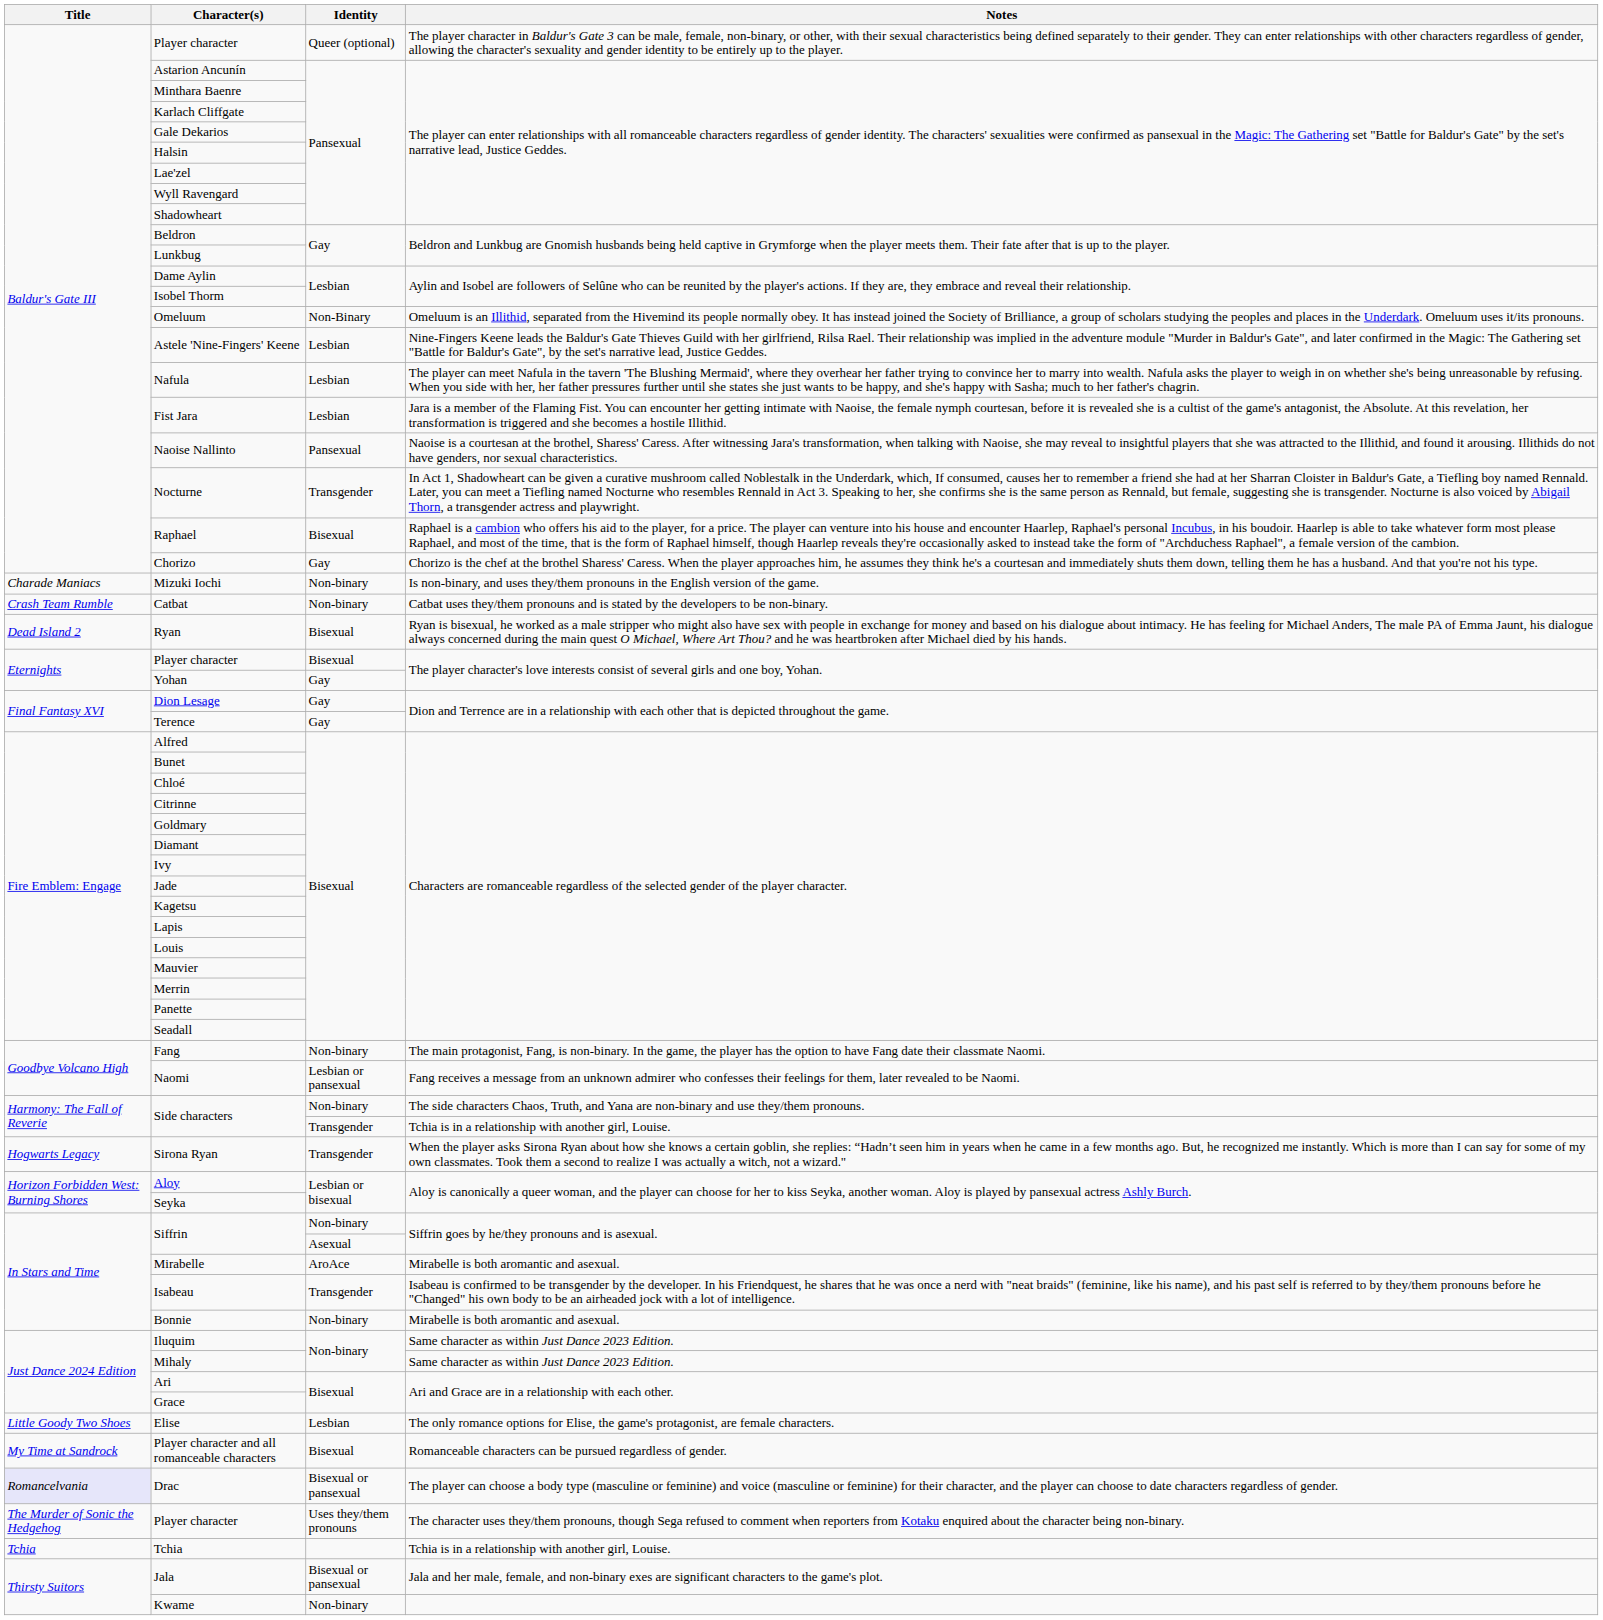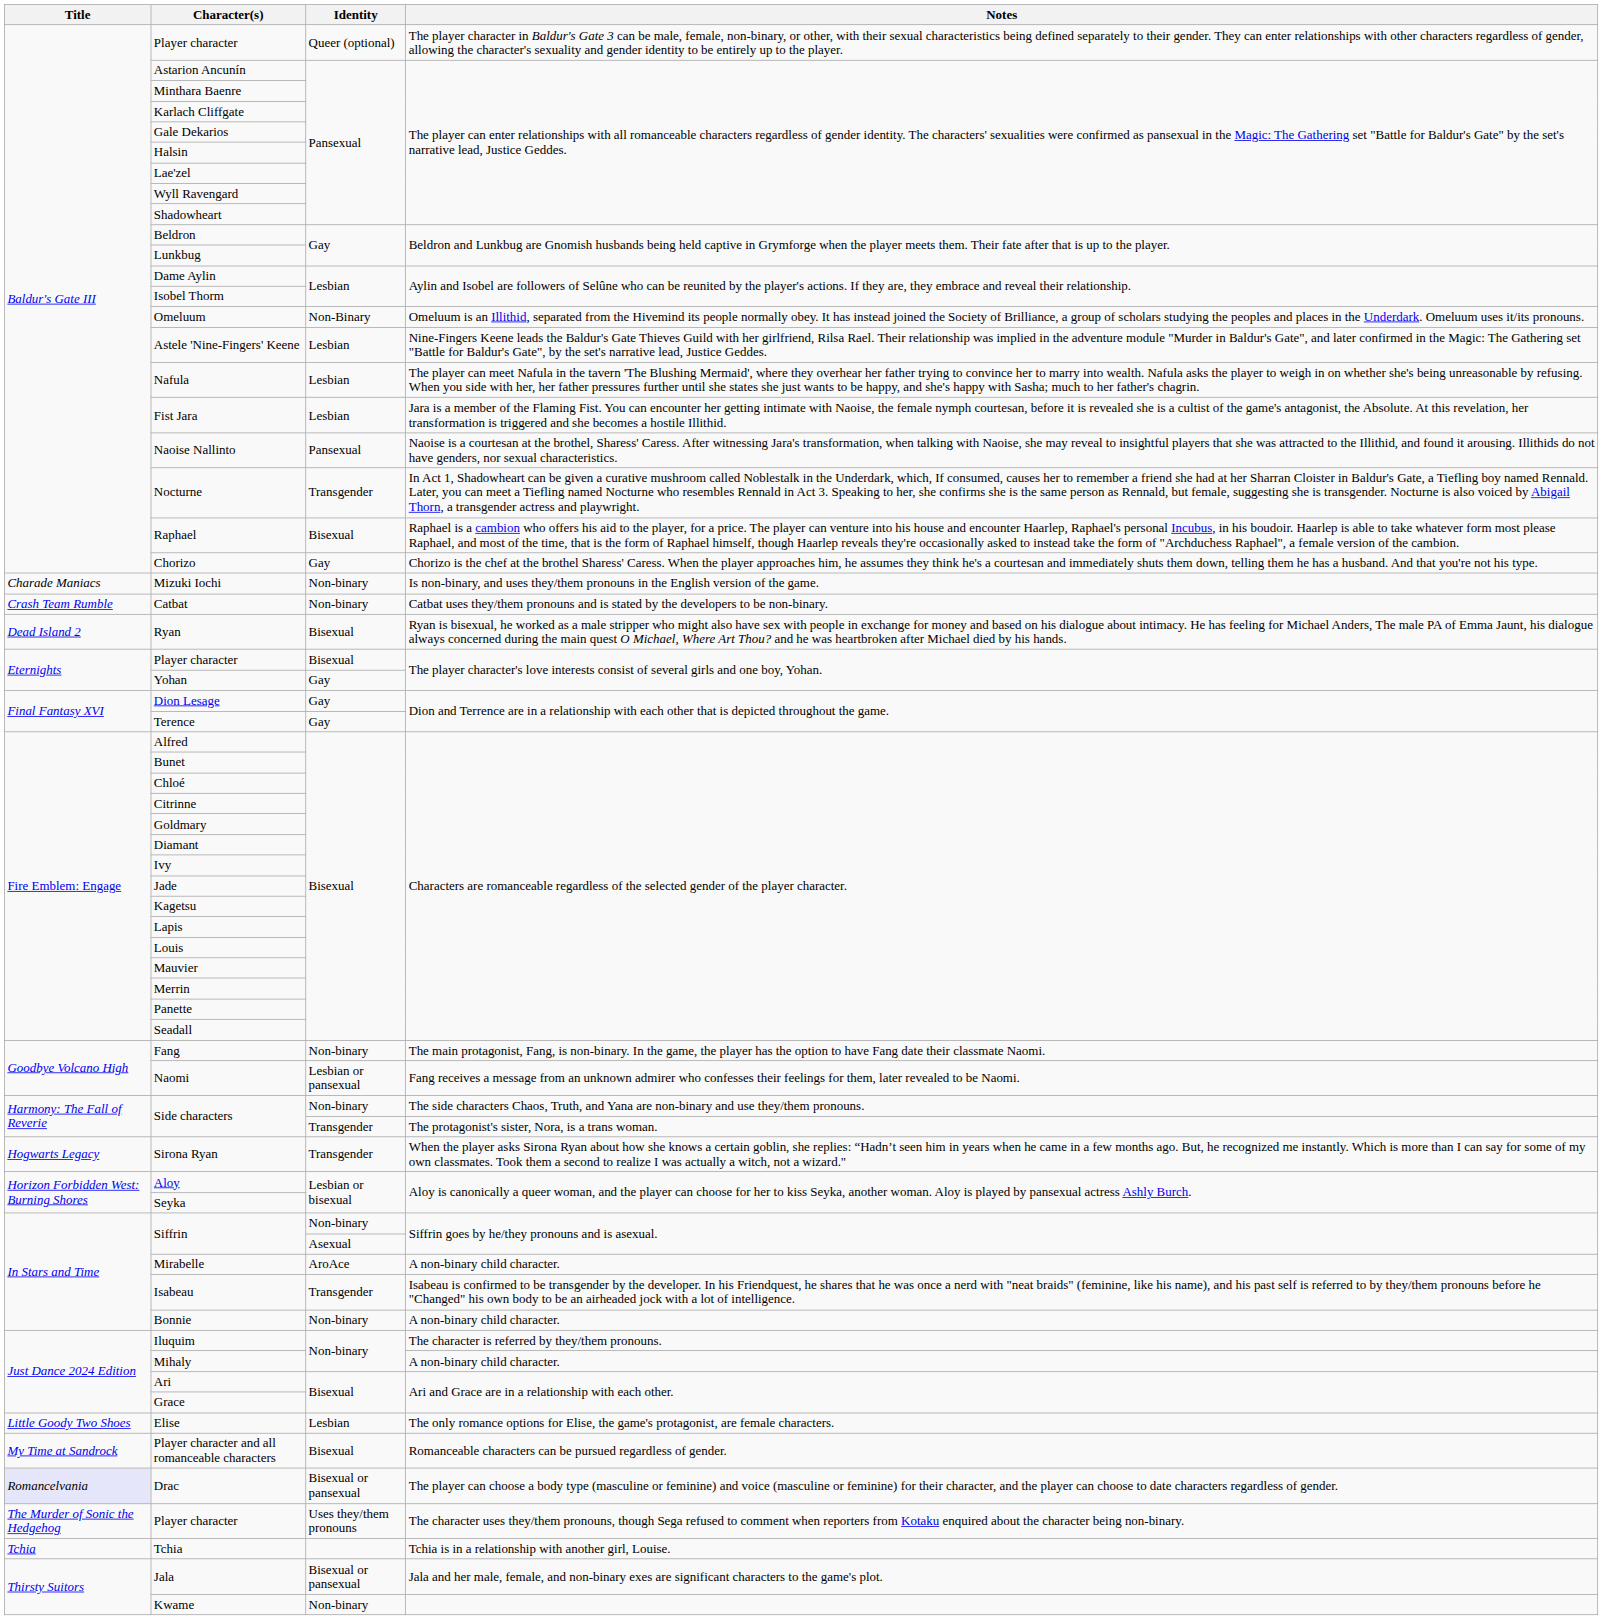(540, 1126) Tchia is in a relationship with another girl, Louise. -> (533, 1126) The protagonist's sister, Nora, is a trans woman.
(514, 1264) Mirabelle is both aromantic and asexual. -> (484, 1264) A non-binary child character.
(514, 1320) Mirabelle is both aromantic and asexual. -> (484, 1320) A non-binary child character.
(541, 1340) Same character as within Just Dance 2023 Edition. -> (535, 1340) The character is referred by they/them pronouns.
(541, 1361) Same character as within Just Dance 2023 Edition. -> (484, 1361) A non-binary child character.
